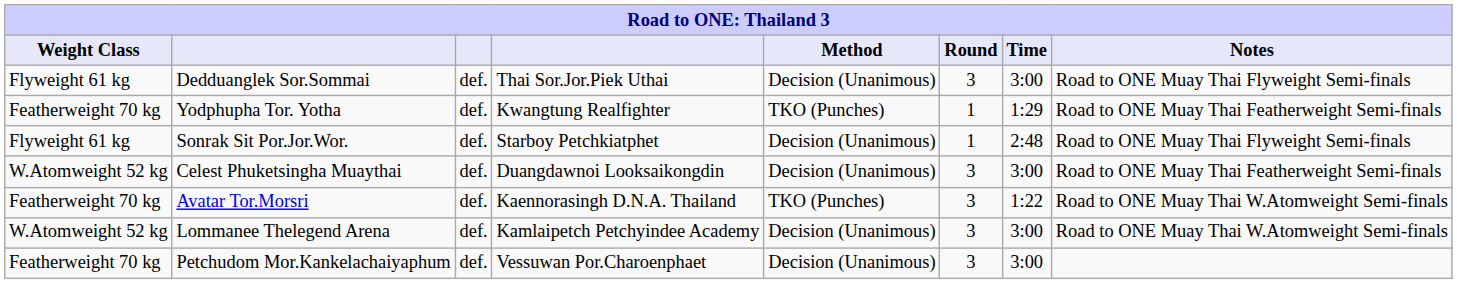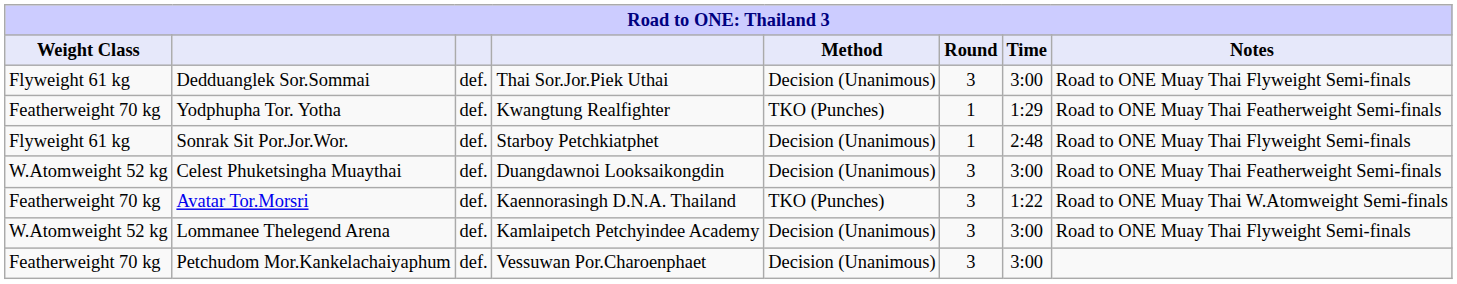(1252, 232) Road to ONE Muay Thai W.Atomweight Semi-finals -> (1233, 232) Road to ONE Muay Thai Flyweight Semi-finals
